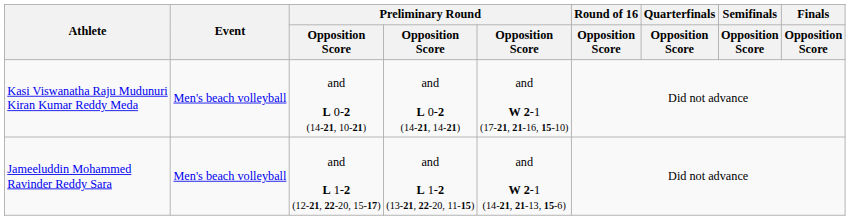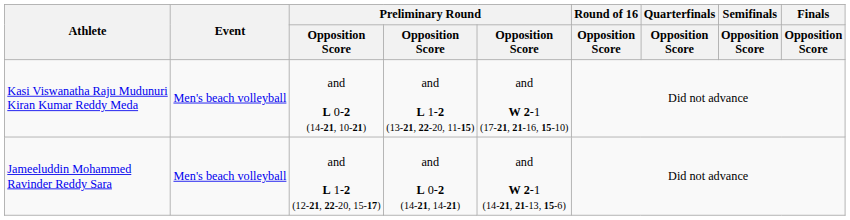(430, 105) and L 0-2 (14-21, 14-21) -> (430, 105) and L 1-2 (13-21, 22-20, 11-15)
(430, 183) and L 1-2 (13-21, 22-20, 11-15) -> (430, 183) and L 0-2 (14-21, 14-21)
